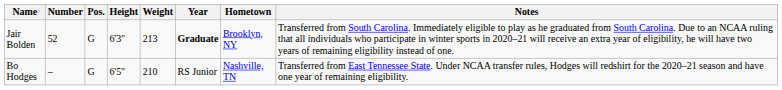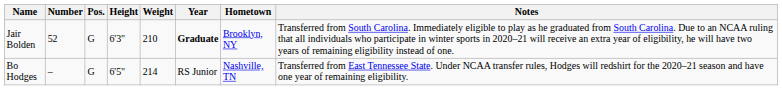(150, 39) 213 -> (150, 39) 210
(150, 71) 210 -> (150, 71) 214
